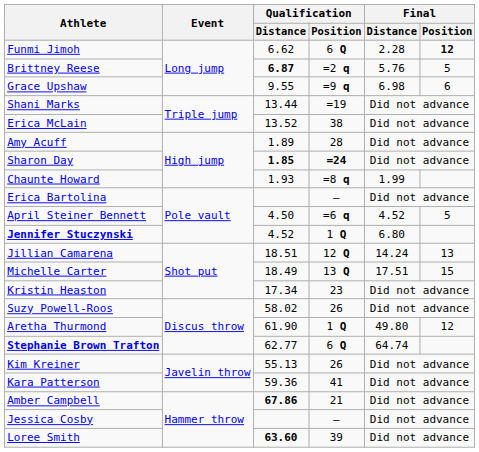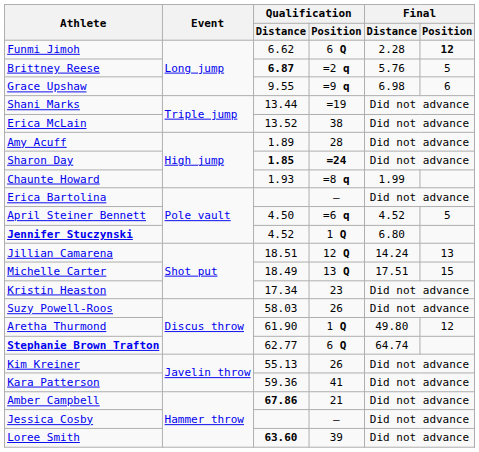(281, 308) 58.02 -> (281, 308) 58.03
